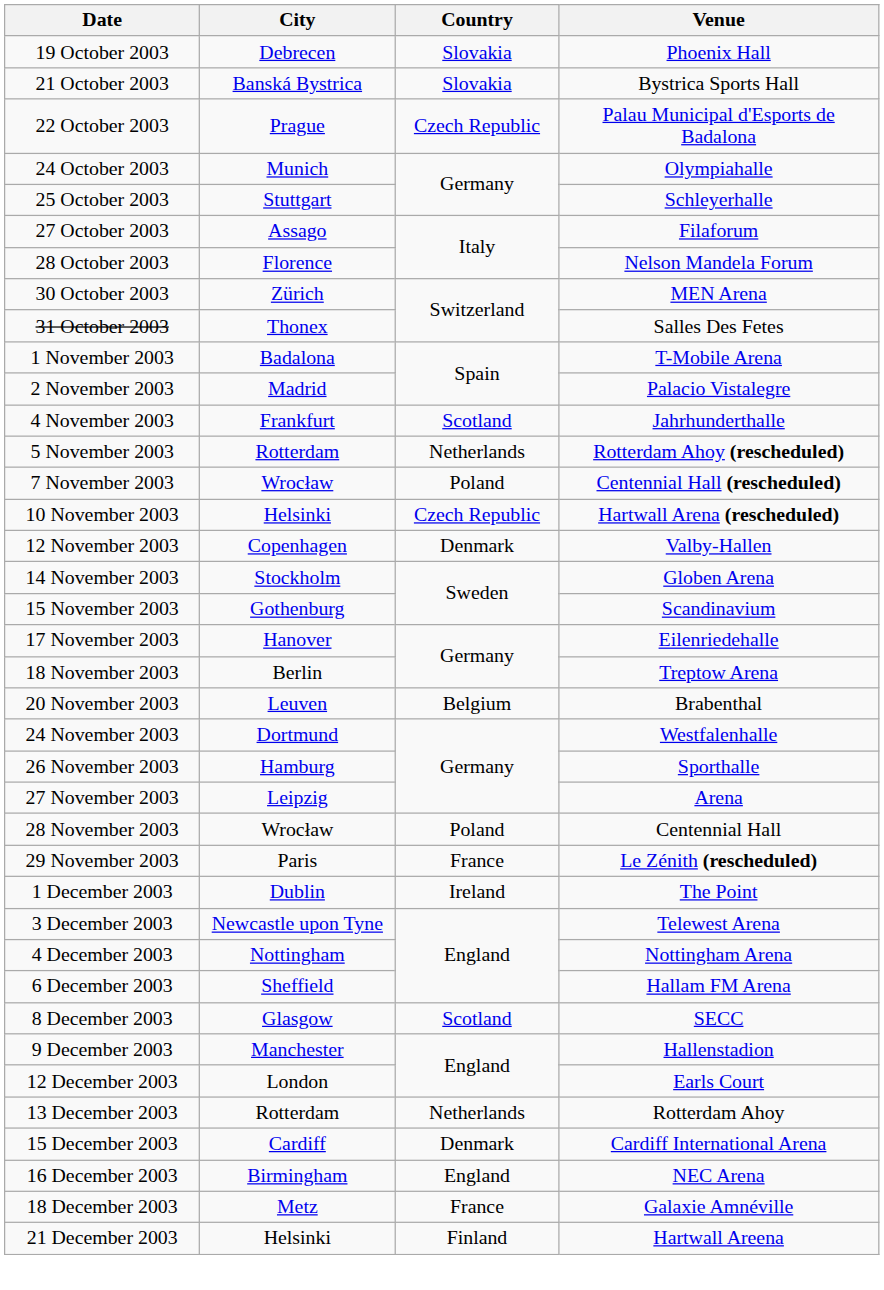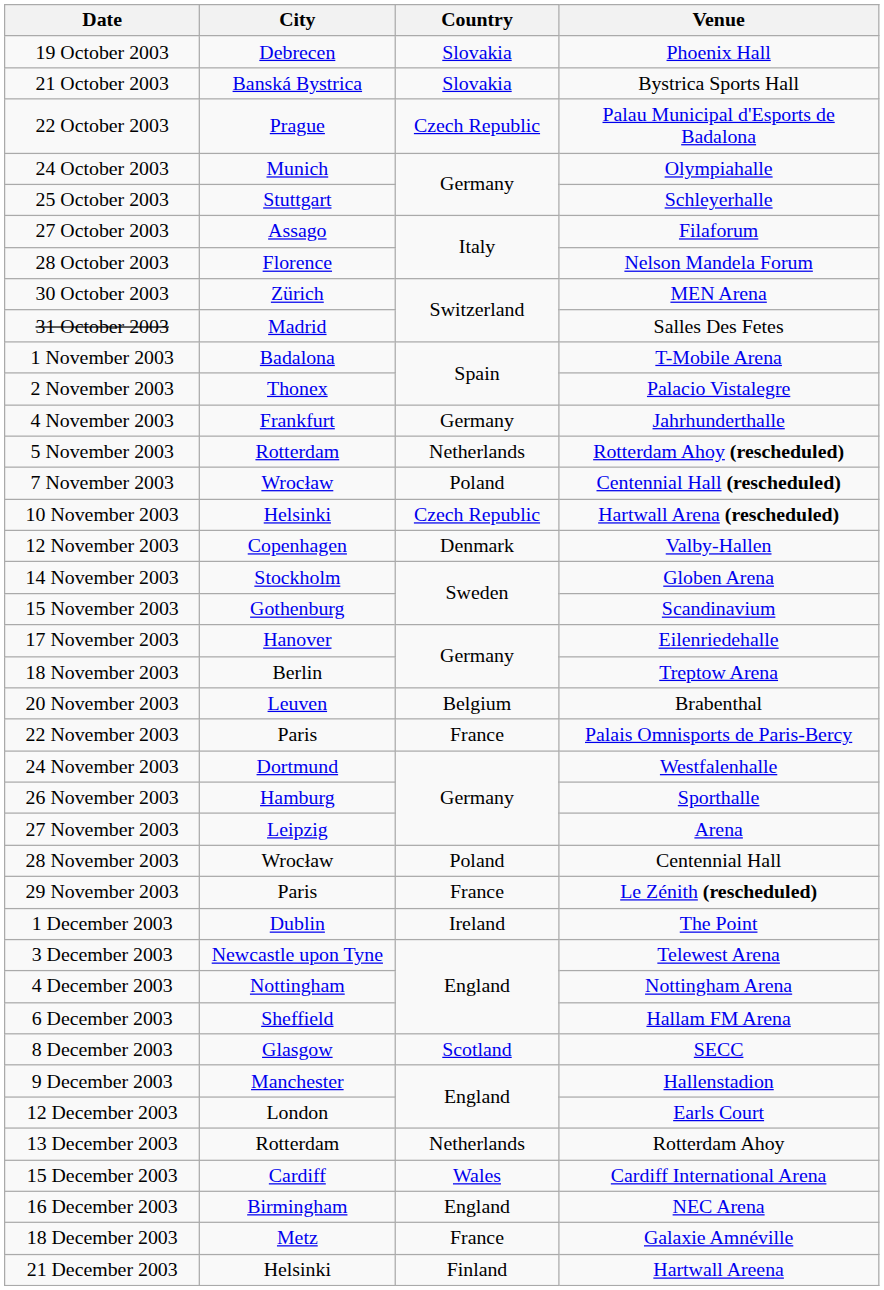(297, 325) Thonex -> (297, 325) Madrid
(297, 388) Madrid -> (297, 388) Thonex
(477, 420) Scotland -> (477, 420) Germany
+ row: (102, 734)
(477, 1143) Denmark -> (477, 1175) Wales
